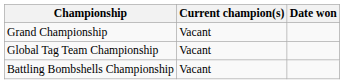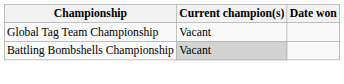- row: (57, 32)
(195, 69) no background -> (195, 50) lightgrey background
